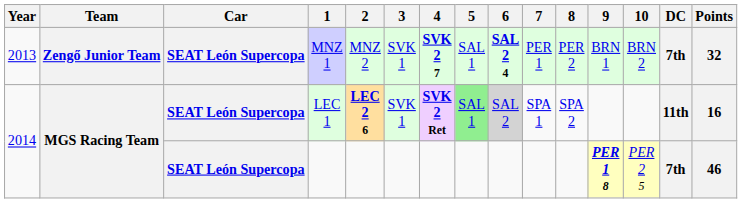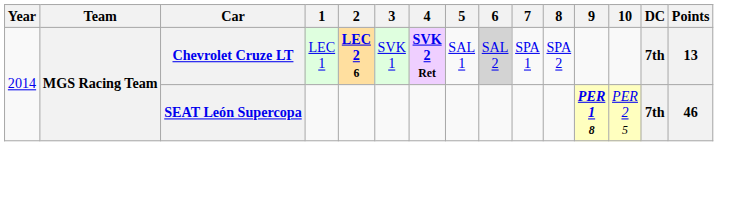- row: (327, 55)
(236, 112) SEAT León Supercopa -> (233, 55) Chevrolet Cruze LT
(472, 112) lightgreen background -> (462, 55) no background
(676, 112) 11th -> (655, 55) 7th
(714, 112) 16 -> (691, 55) 13
